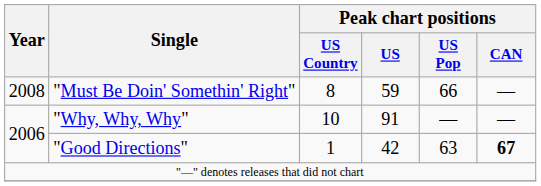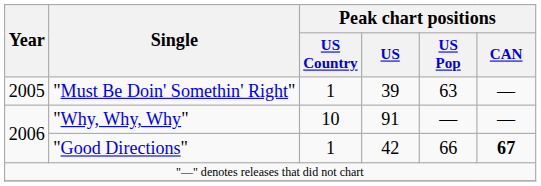(27, 90) 2008 -> (27, 90) 2005
(330, 90) 8 -> (330, 90) 1
(390, 90) 59 -> (390, 90) 39
(448, 90) 66 -> (448, 90) 63
(448, 148) 63 -> (448, 148) 66
